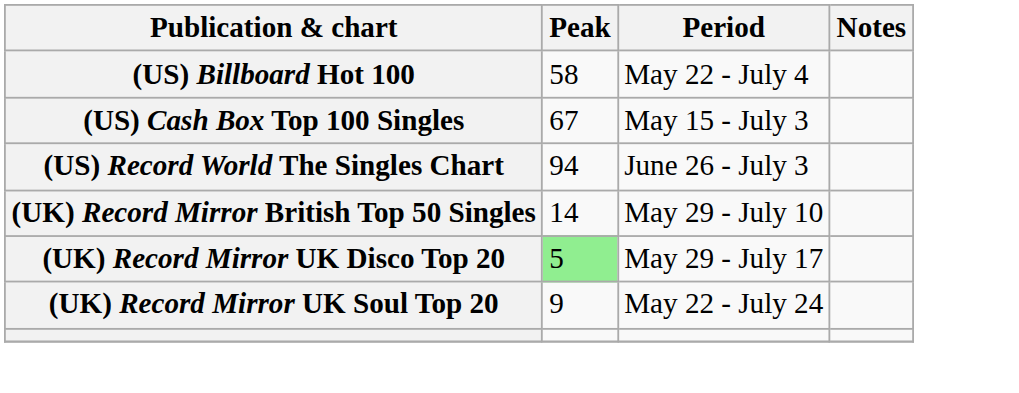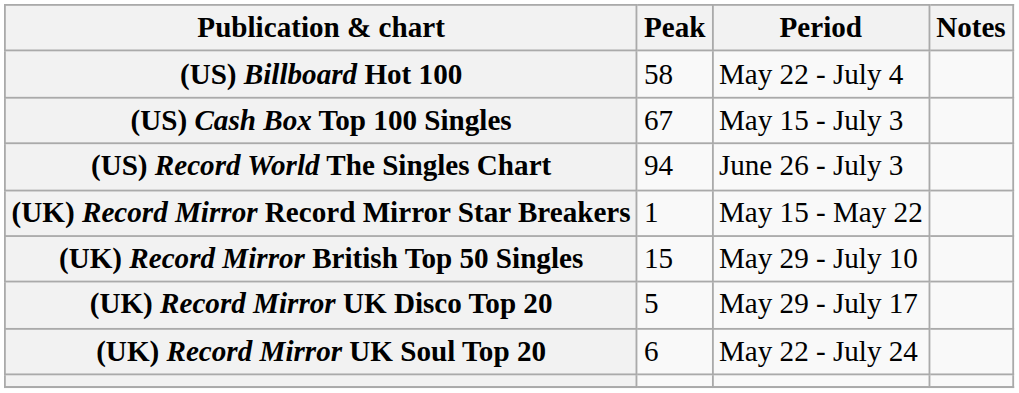+ row: (321, 212)
(564, 212) 14 -> (659, 258) 15
(557, 258) lightgreen background -> (651, 304) no background
(557, 304) 9 -> (651, 350) 6
